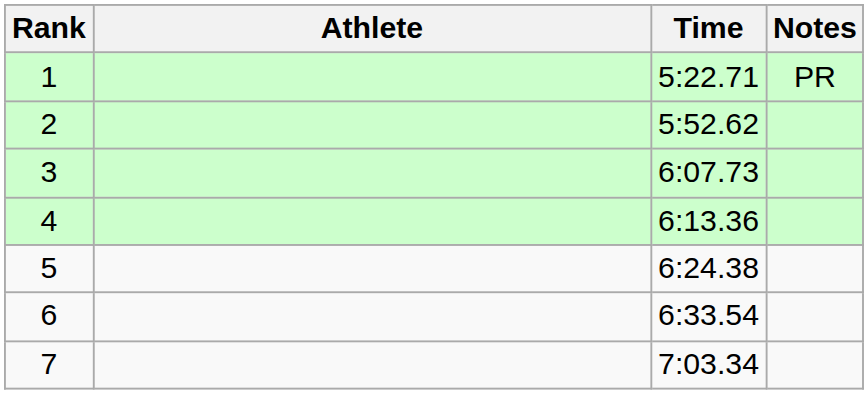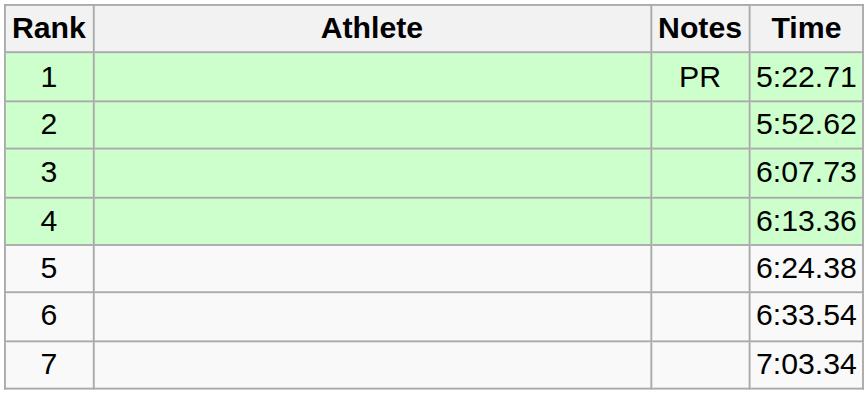columns swapped: (708, 28) <-> (815, 28)
